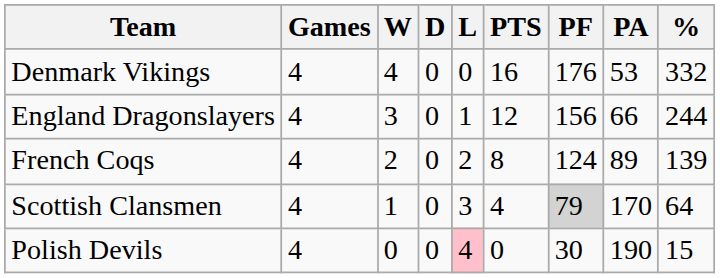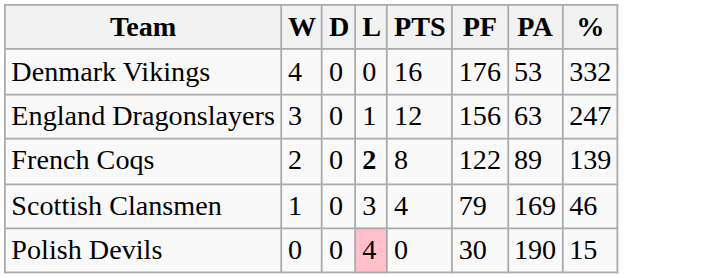- column: (329, 26)
(624, 116) 66 -> (528, 116) 63
(686, 116) 244 -> (590, 116) 247
(465, 160) normal -> (369, 160) bold
(576, 160) 124 -> (480, 160) 122
(569, 205) lightgrey background -> (473, 205) no background
(631, 205) 170 -> (535, 205) 169
(679, 205) 64 -> (583, 205) 46
